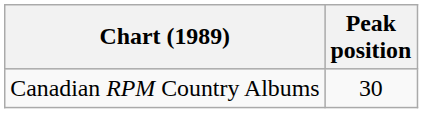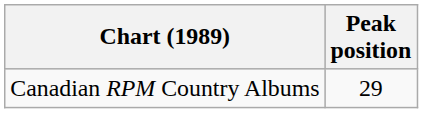(371, 88) 30 -> (371, 88) 29
